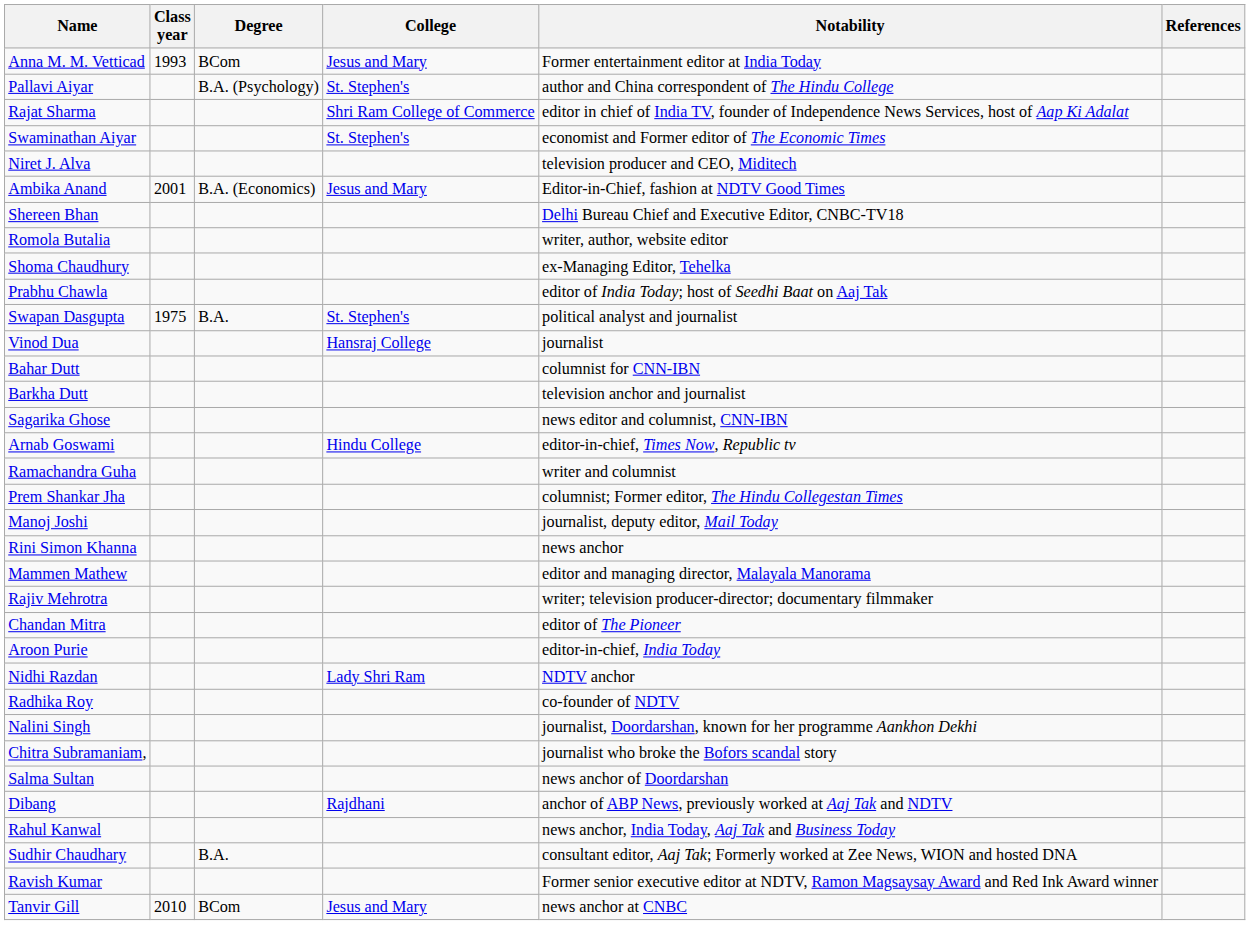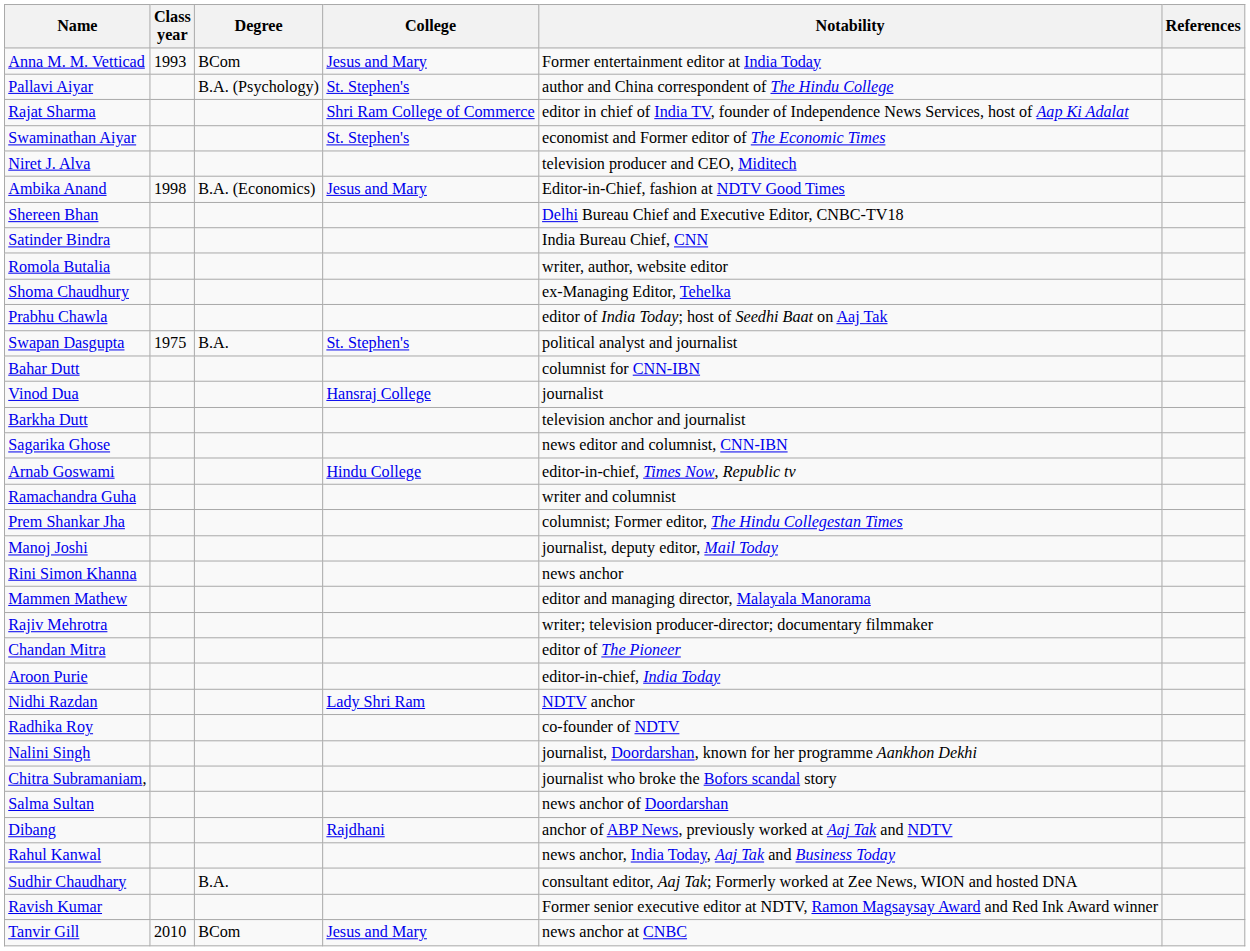(170, 189) 2001 -> (170, 189) 1998
+ row: (59, 240)
rows swapped: (43, 343) <-> (44, 368)
